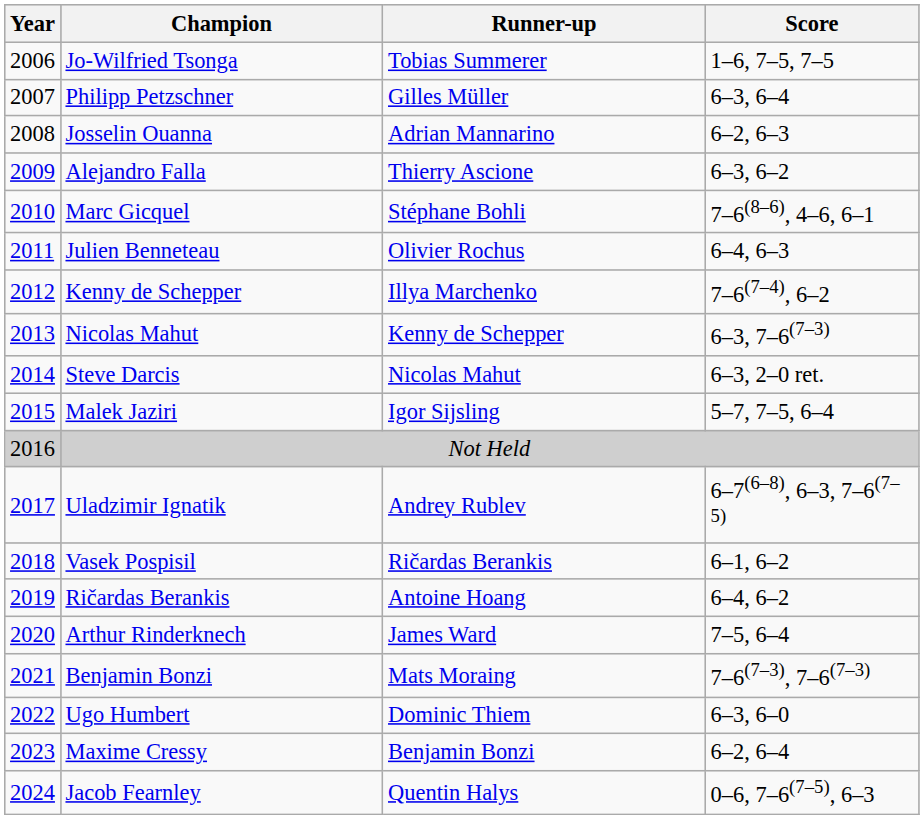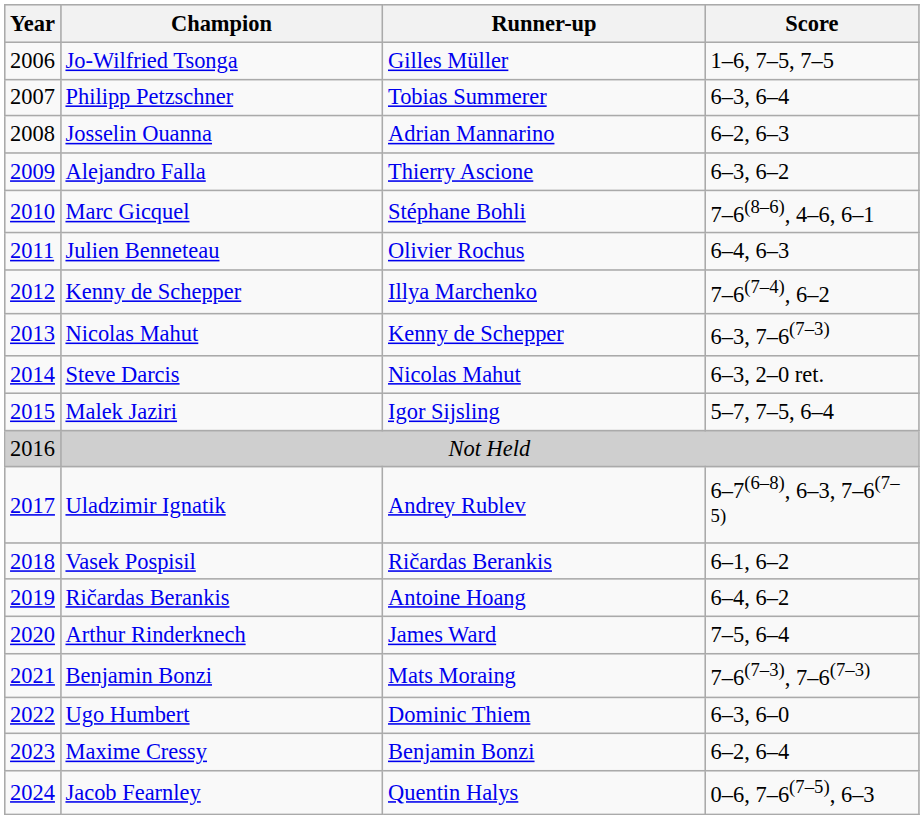(467, 60) Tobias Summerer -> (448, 60) Gilles Müller
(448, 97) Gilles Müller -> (467, 97) Tobias Summerer
